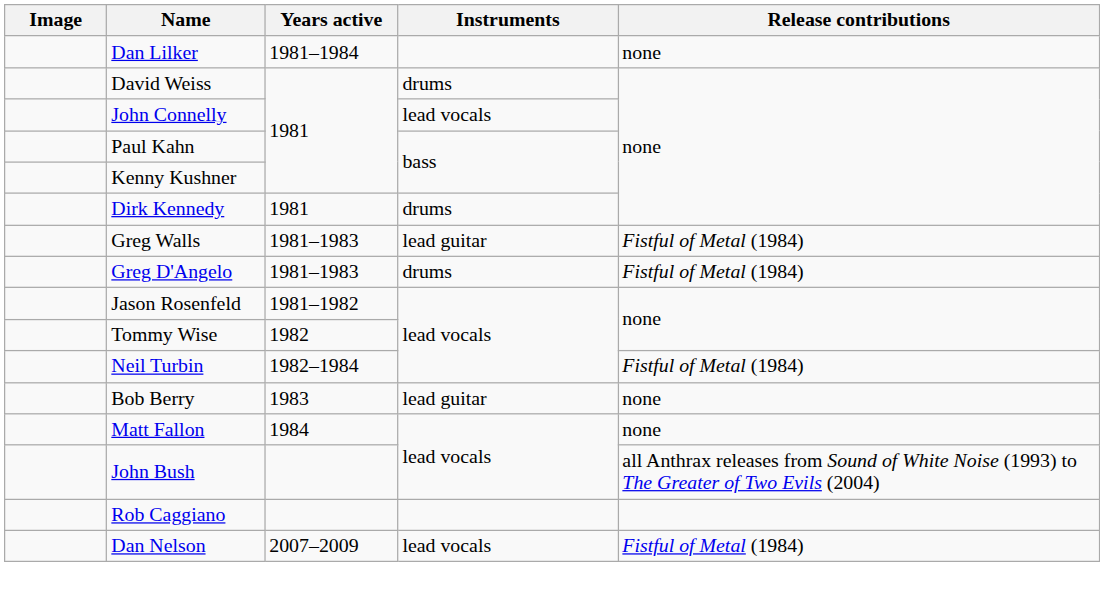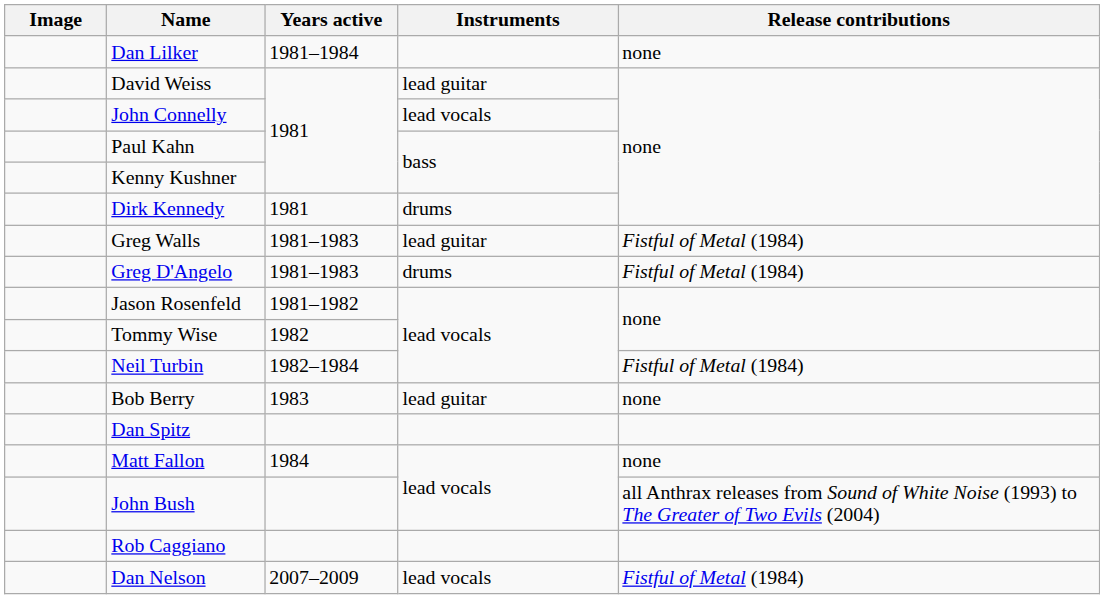(427, 83) drums -> (445, 83) lead guitar
+ row: (151, 429)
